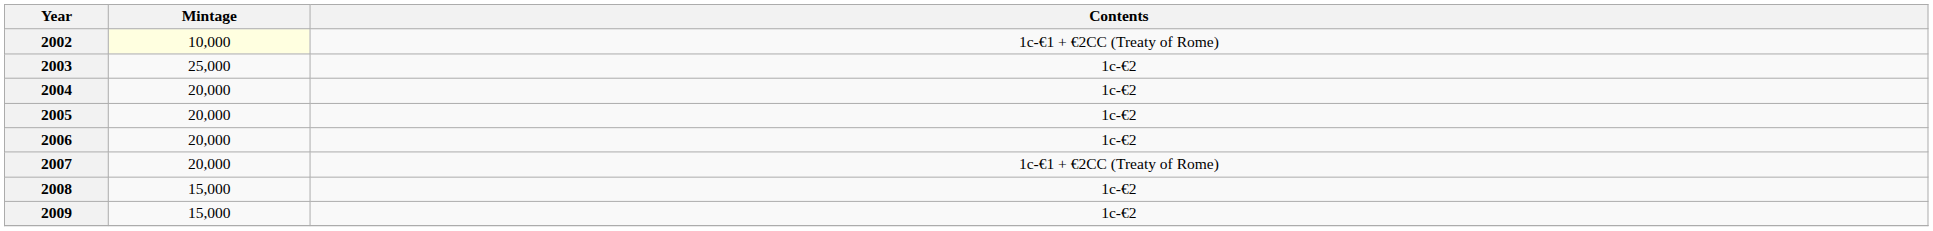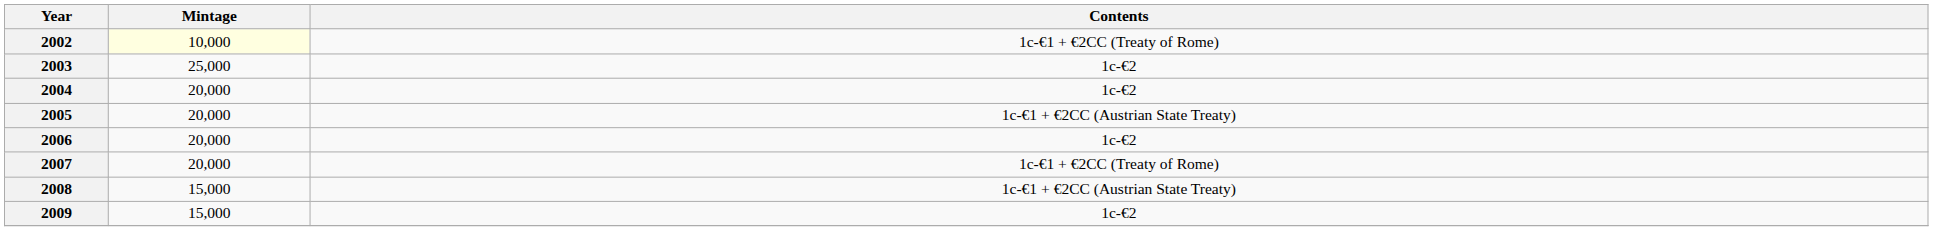(1119, 115) 1c-€2 -> (1119, 115) 1c-€1 + €2CC (Austrian State Treaty)
(1119, 189) 1c-€2 -> (1119, 189) 1c-€1 + €2CC (Austrian State Treaty)
